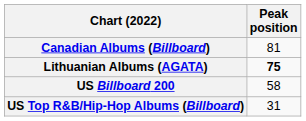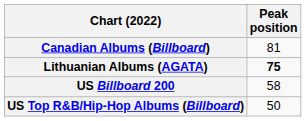(274, 106) 31 -> (274, 106) 50
